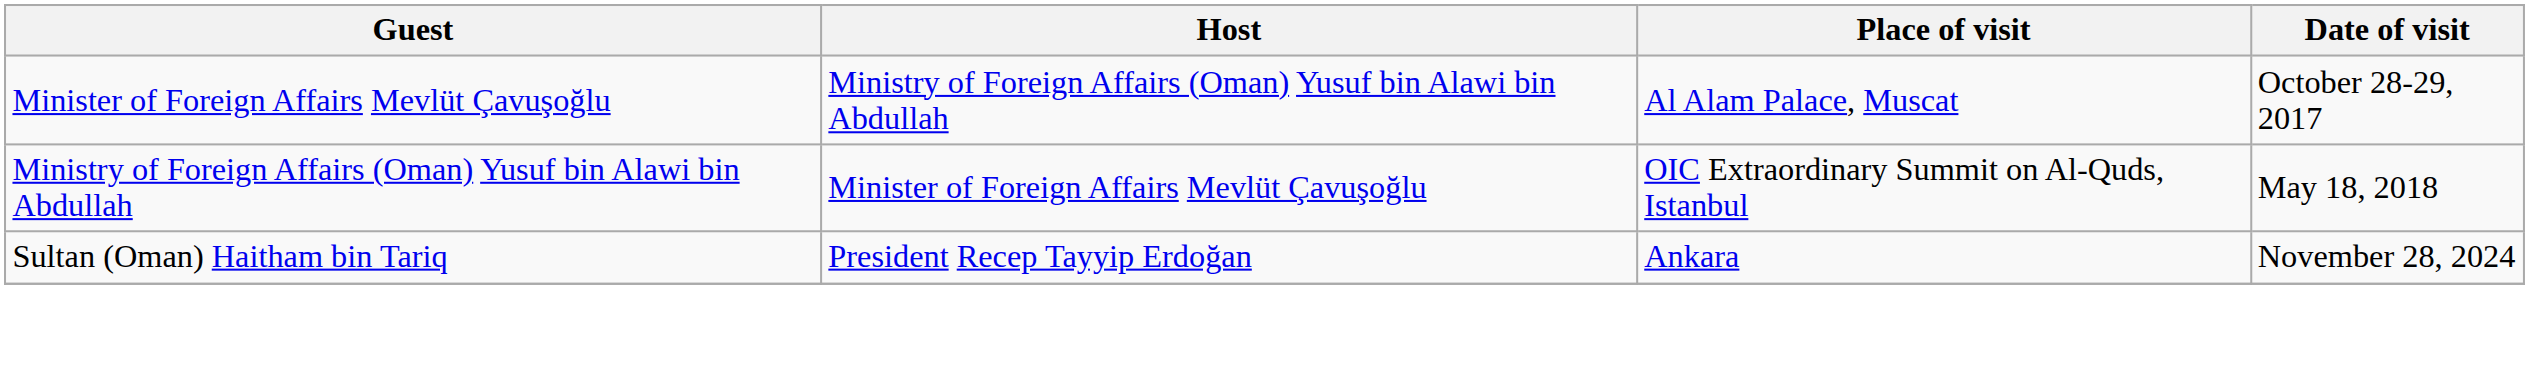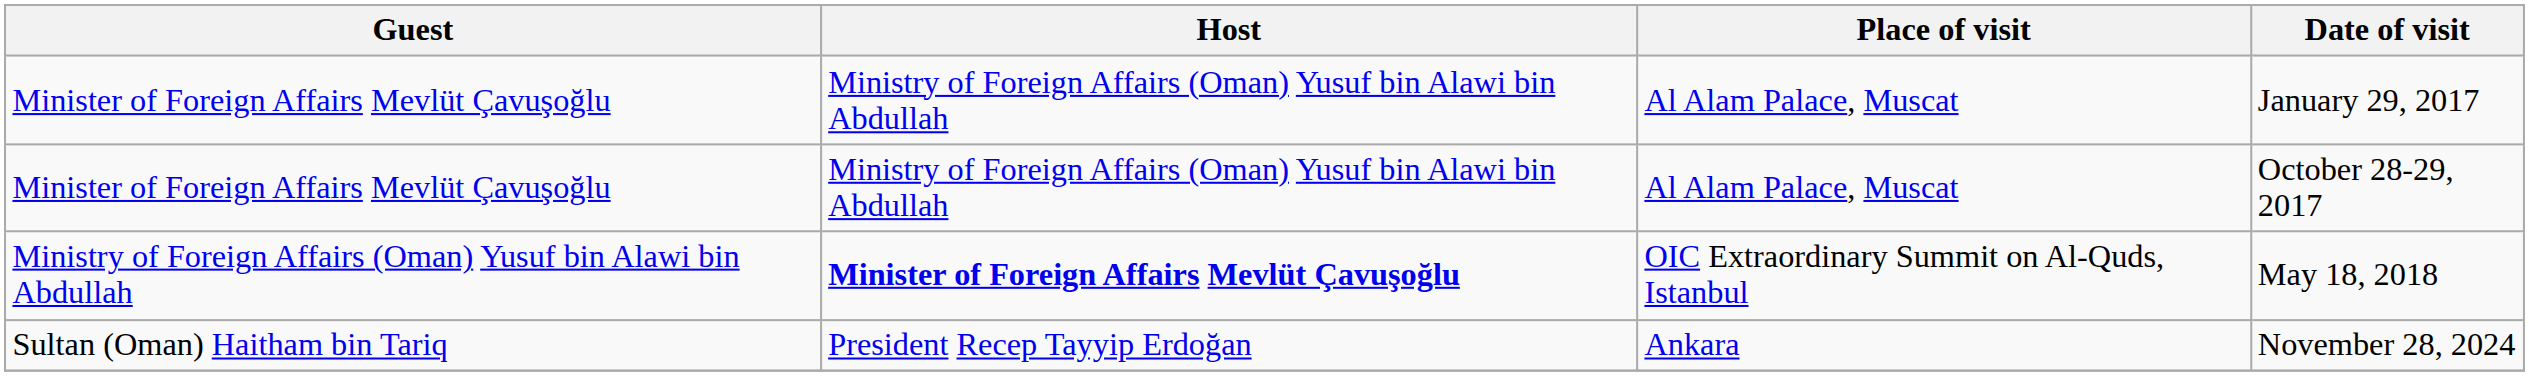+ row: (2369, 99)
(1127, 187) normal -> (1144, 274) bold
